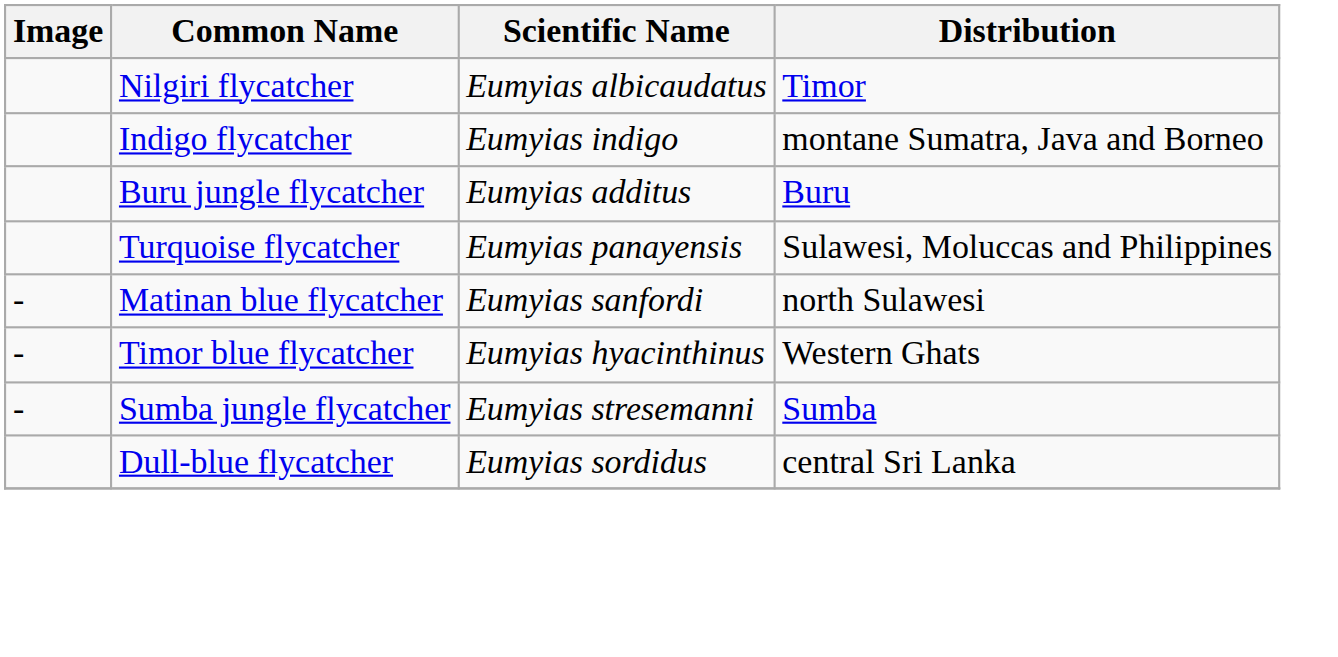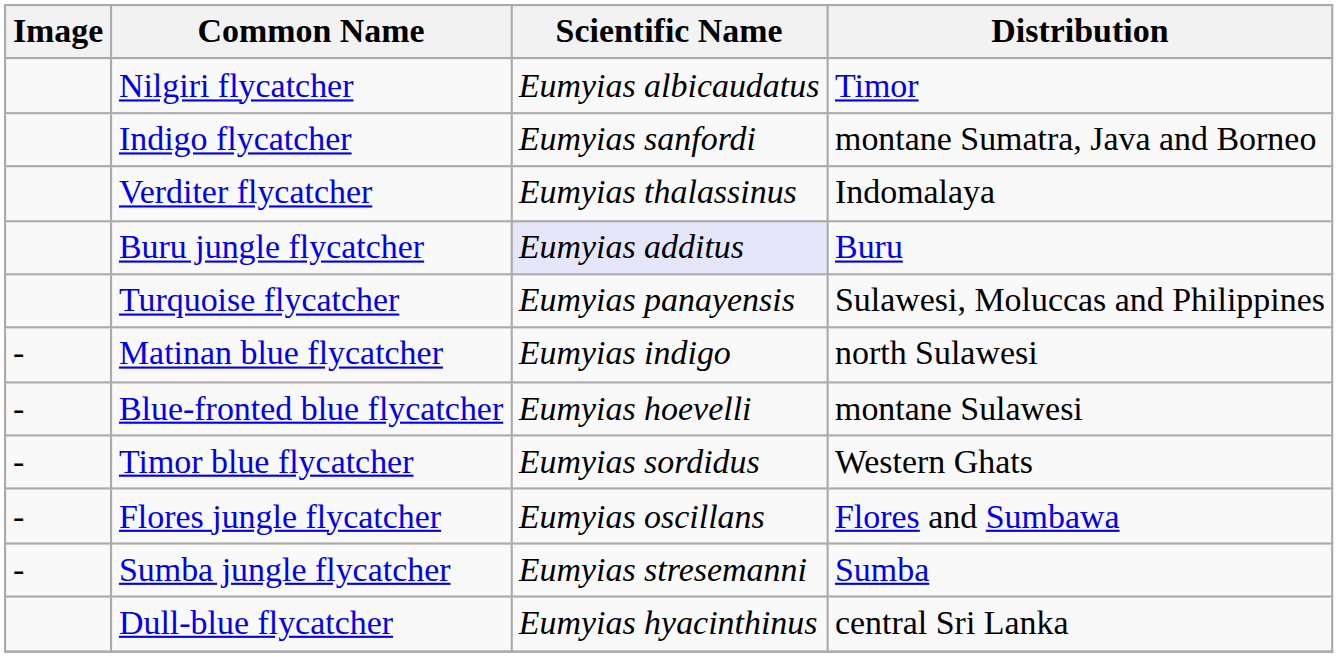(572, 138) Eumyias indigo -> (637, 138) Eumyias sanfordi
+ row: (246, 192)
(579, 192) no background -> (631, 246) lavender background
(585, 300) Eumyias sanfordi -> (625, 354) Eumyias indigo
+ row: (311, 407)
(615, 354) Eumyias hyacinthinus -> (639, 461) Eumyias sordidus
+ row: (280, 515)
(587, 461) Eumyias sordidus -> (668, 623) Eumyias hyacinthinus
